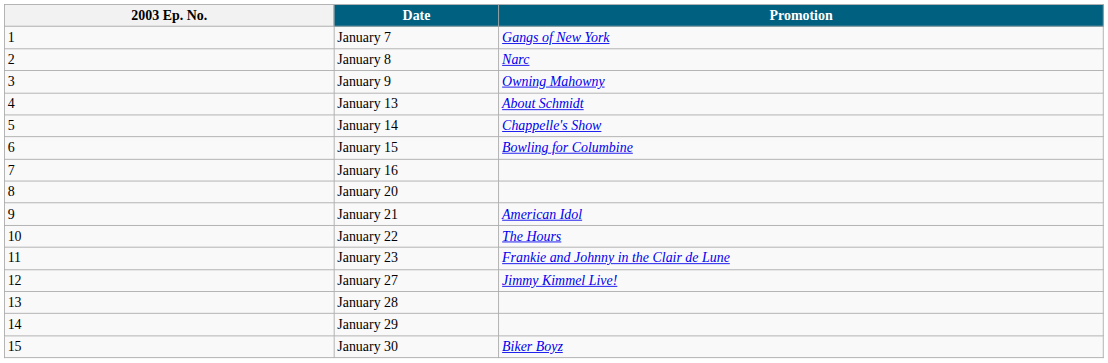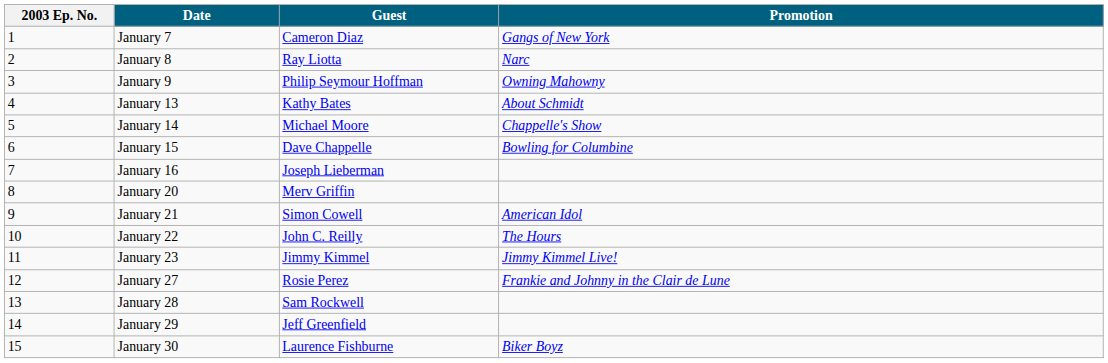+ column: (389, 15)
(616, 258) Frankie and Johnny in the Clair de Lune -> (560, 258) Jimmy Kimmel Live!
(560, 280) Jimmy Kimmel Live! -> (616, 280) Frankie and Johnny in the Clair de Lune
